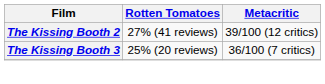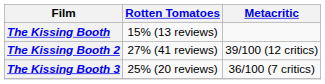+ row: (59, 32)
